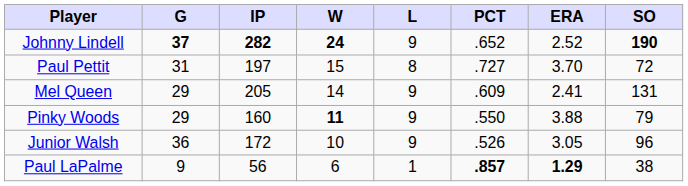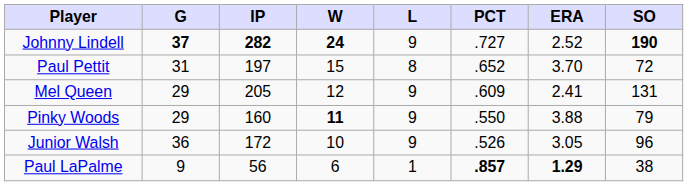(490, 42) .652 -> (490, 42) .727
(490, 67) .727 -> (490, 67) .652
(335, 92) 14 -> (335, 92) 12
